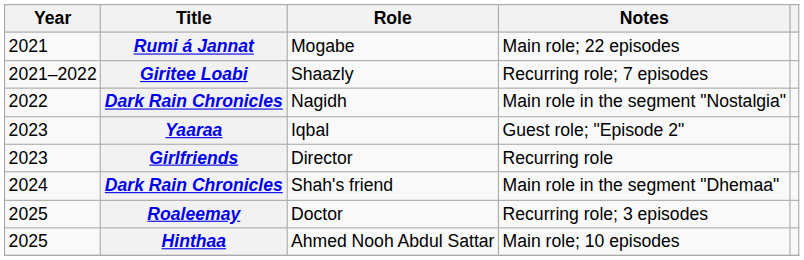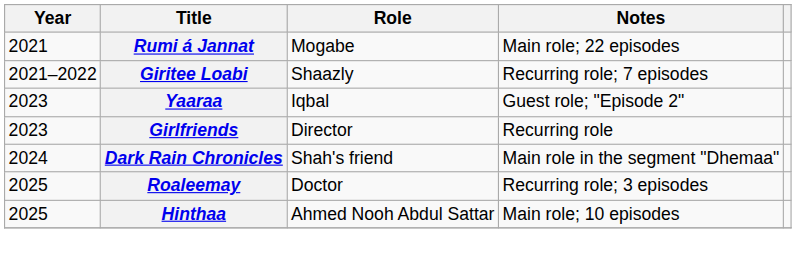- row: (319, 102)
